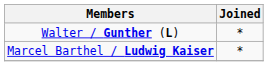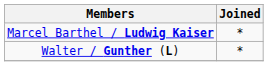rows swapped: (110, 32) <-> (110, 51)
